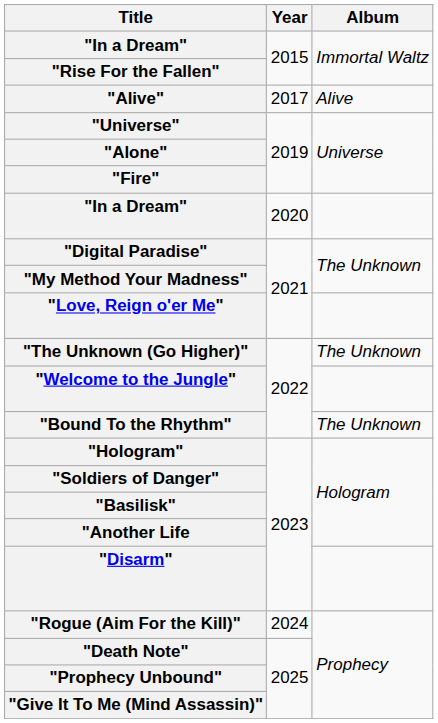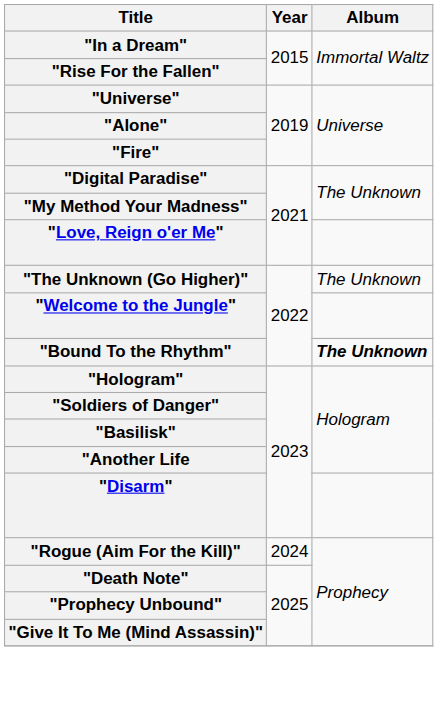- row: (136, 98)
- row: (136, 206)
(369, 424) normal -> (372, 351) bold
